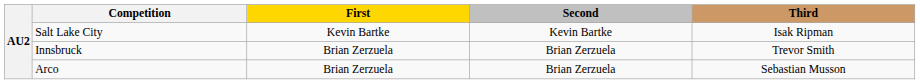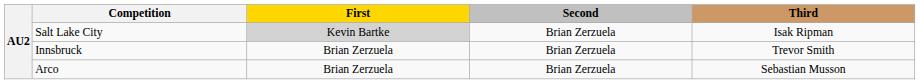(358, 32) no background -> (358, 32) lightgrey background
(581, 32) Kevin Bartke -> (581, 32) Brian Zerzuela
